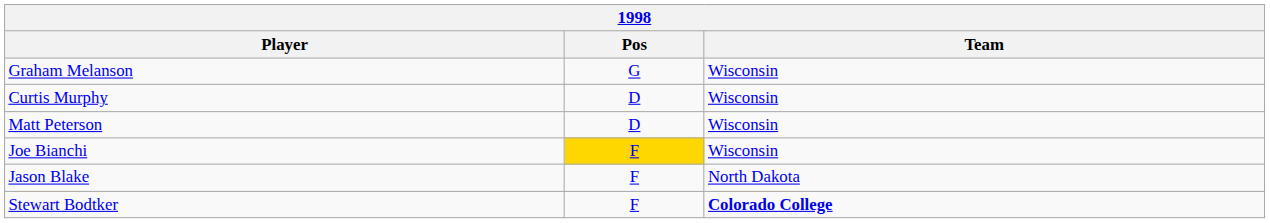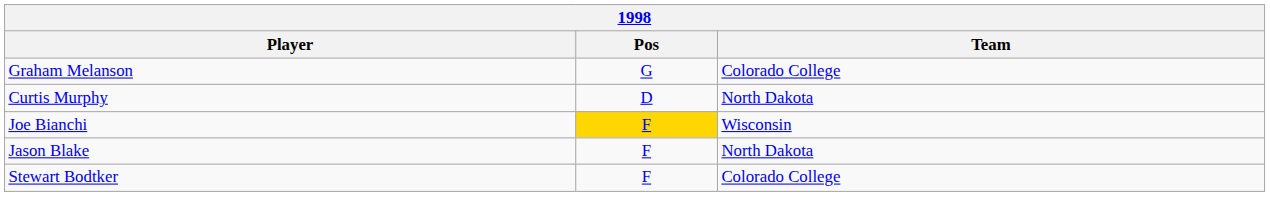(743, 71) Wisconsin -> (781, 71) Colorado College
(743, 97) Wisconsin -> (767, 97) North Dakota
- row: (55, 124)
(770, 204) bold -> (781, 177) normal
